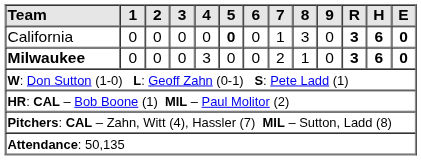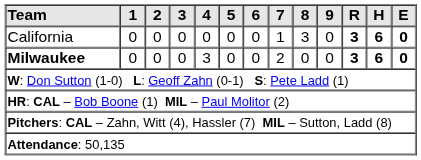(231, 36) bold -> (231, 36) normal
(305, 58) 1 -> (305, 58) 0
